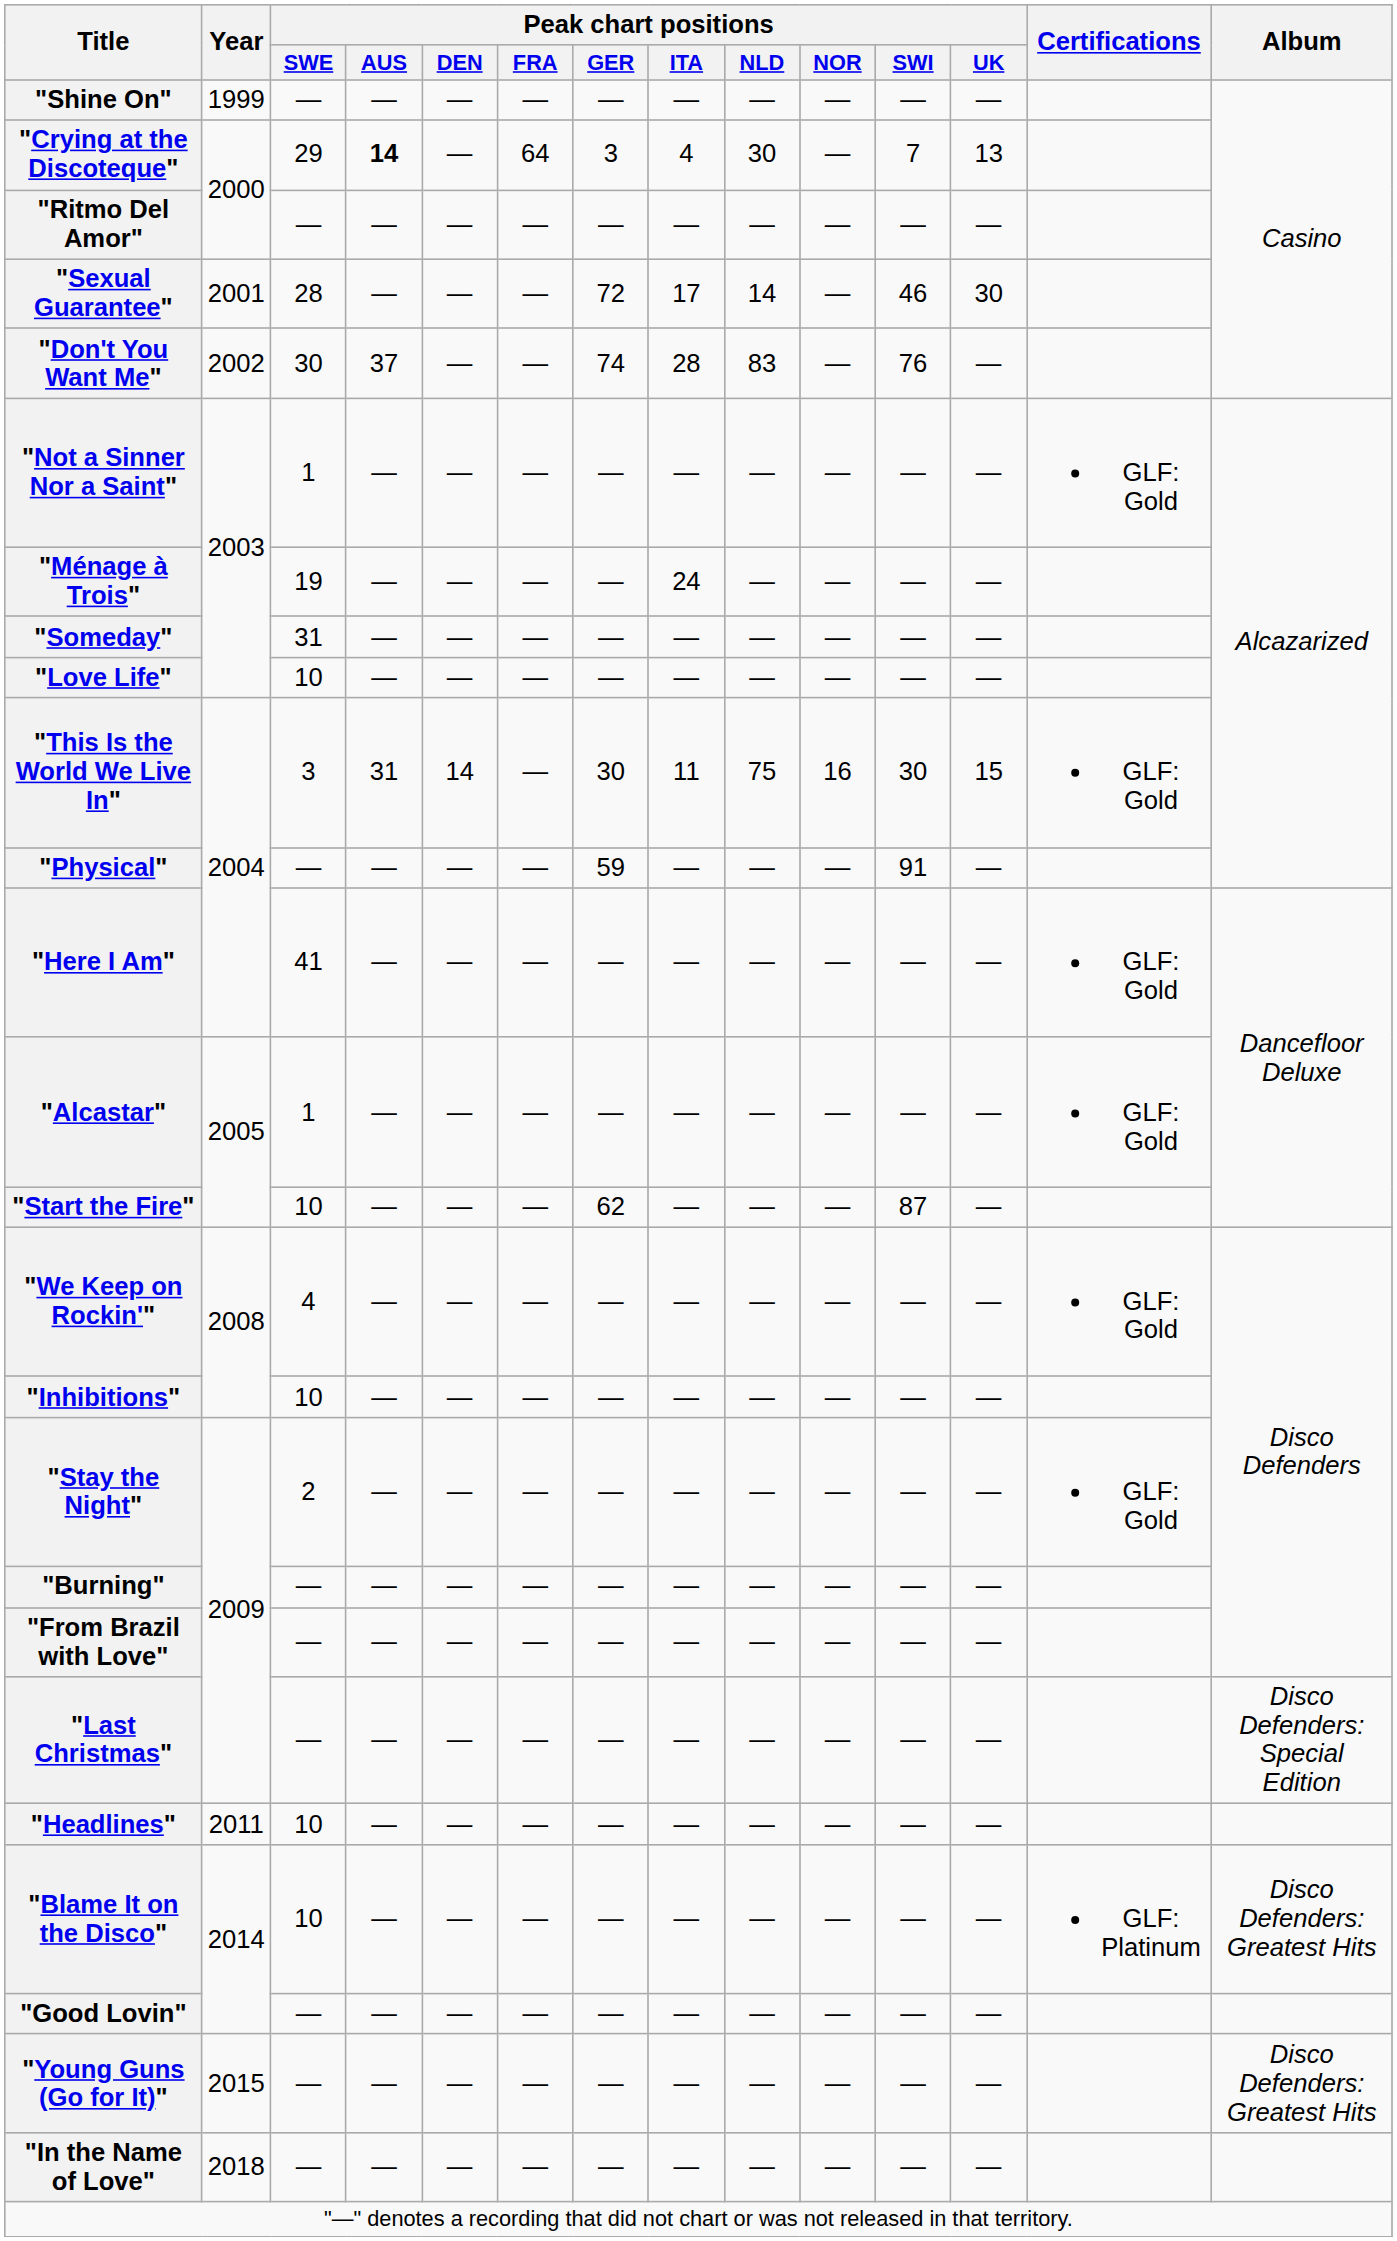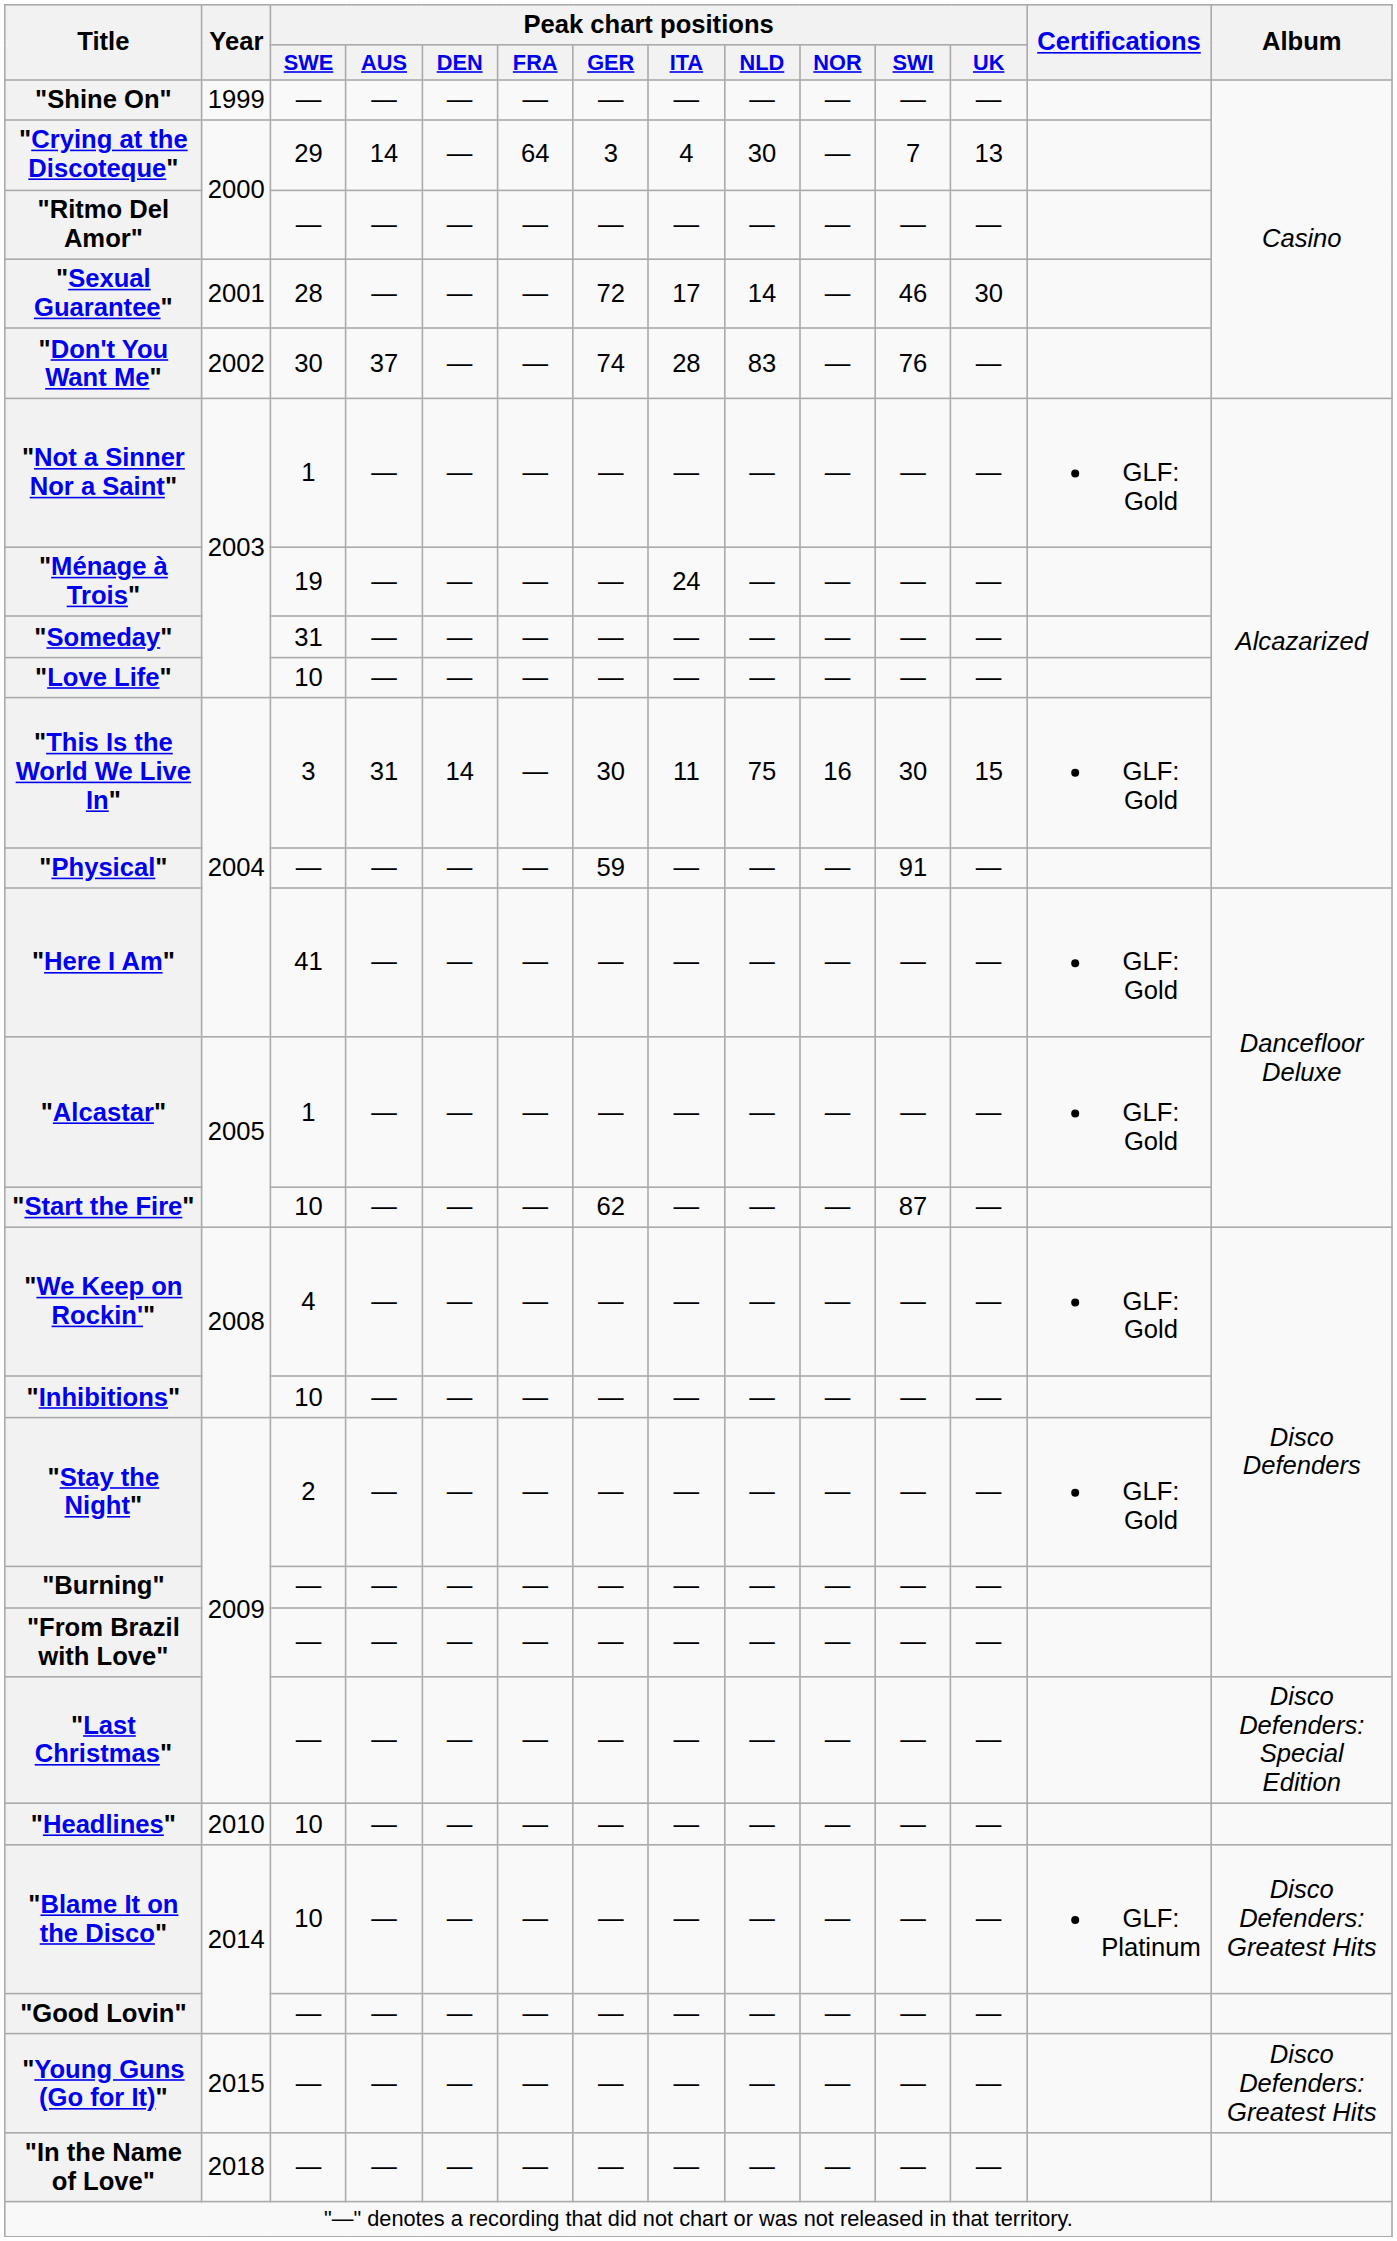(384, 154) bold -> (384, 154) normal
(236, 1823) 2011 -> (236, 1823) 2010
